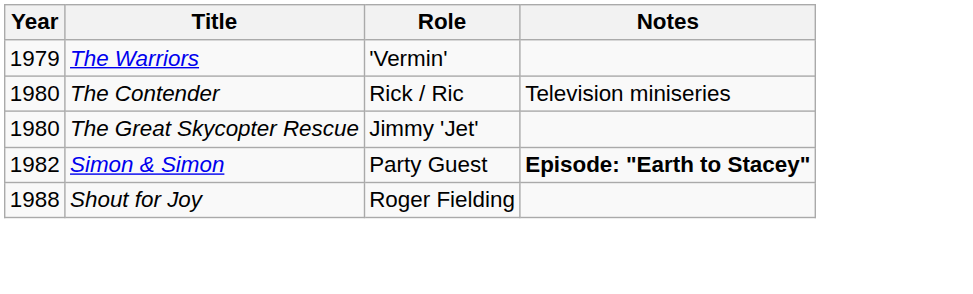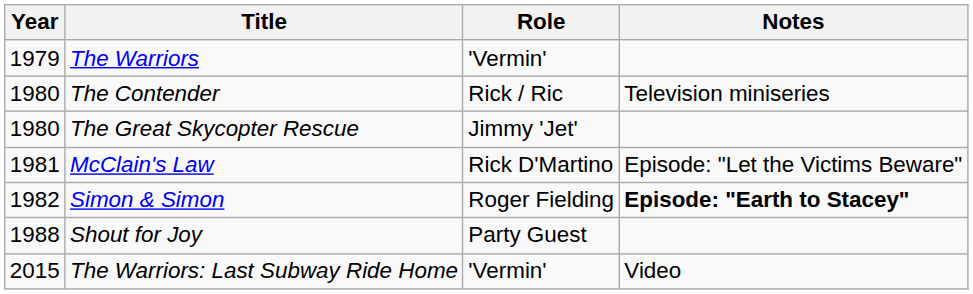+ row: (142, 164)
(428, 164) Party Guest -> (541, 199) Roger Fielding
(442, 199) Roger Fielding -> (527, 235) Party Guest
+ row: (264, 270)
